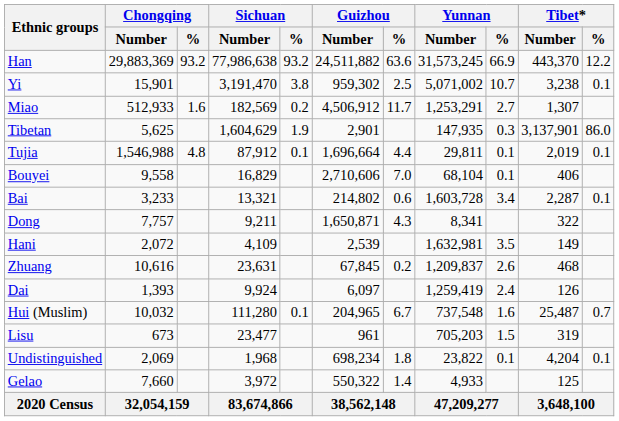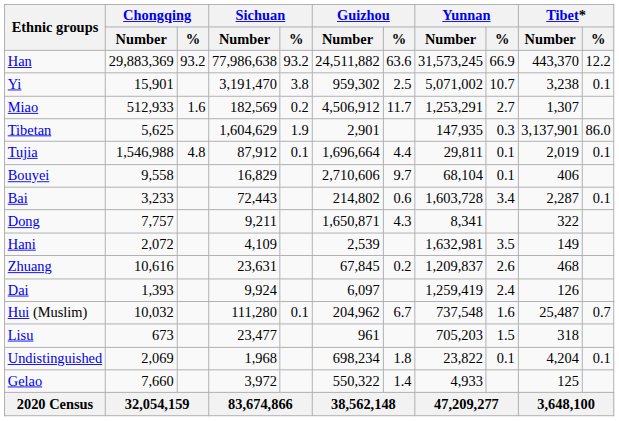(402, 175) 7.0 -> (402, 175) 9.7
(257, 198) 13,321 -> (257, 198) 72,443
(356, 312) 204,965 -> (356, 312) 204,962
(568, 335) 319 -> (568, 335) 318
